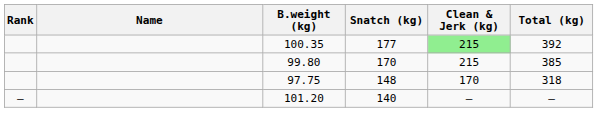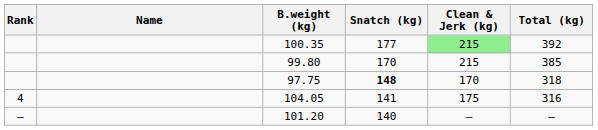(386, 80) normal -> (386, 80) bold
+ row: (304, 98)
